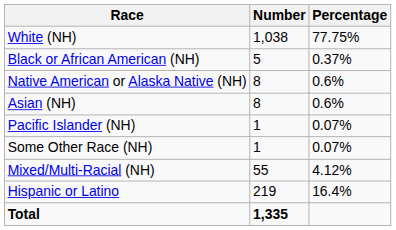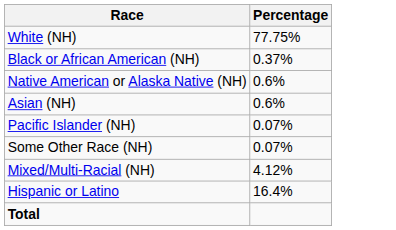- column: (279, 15)
